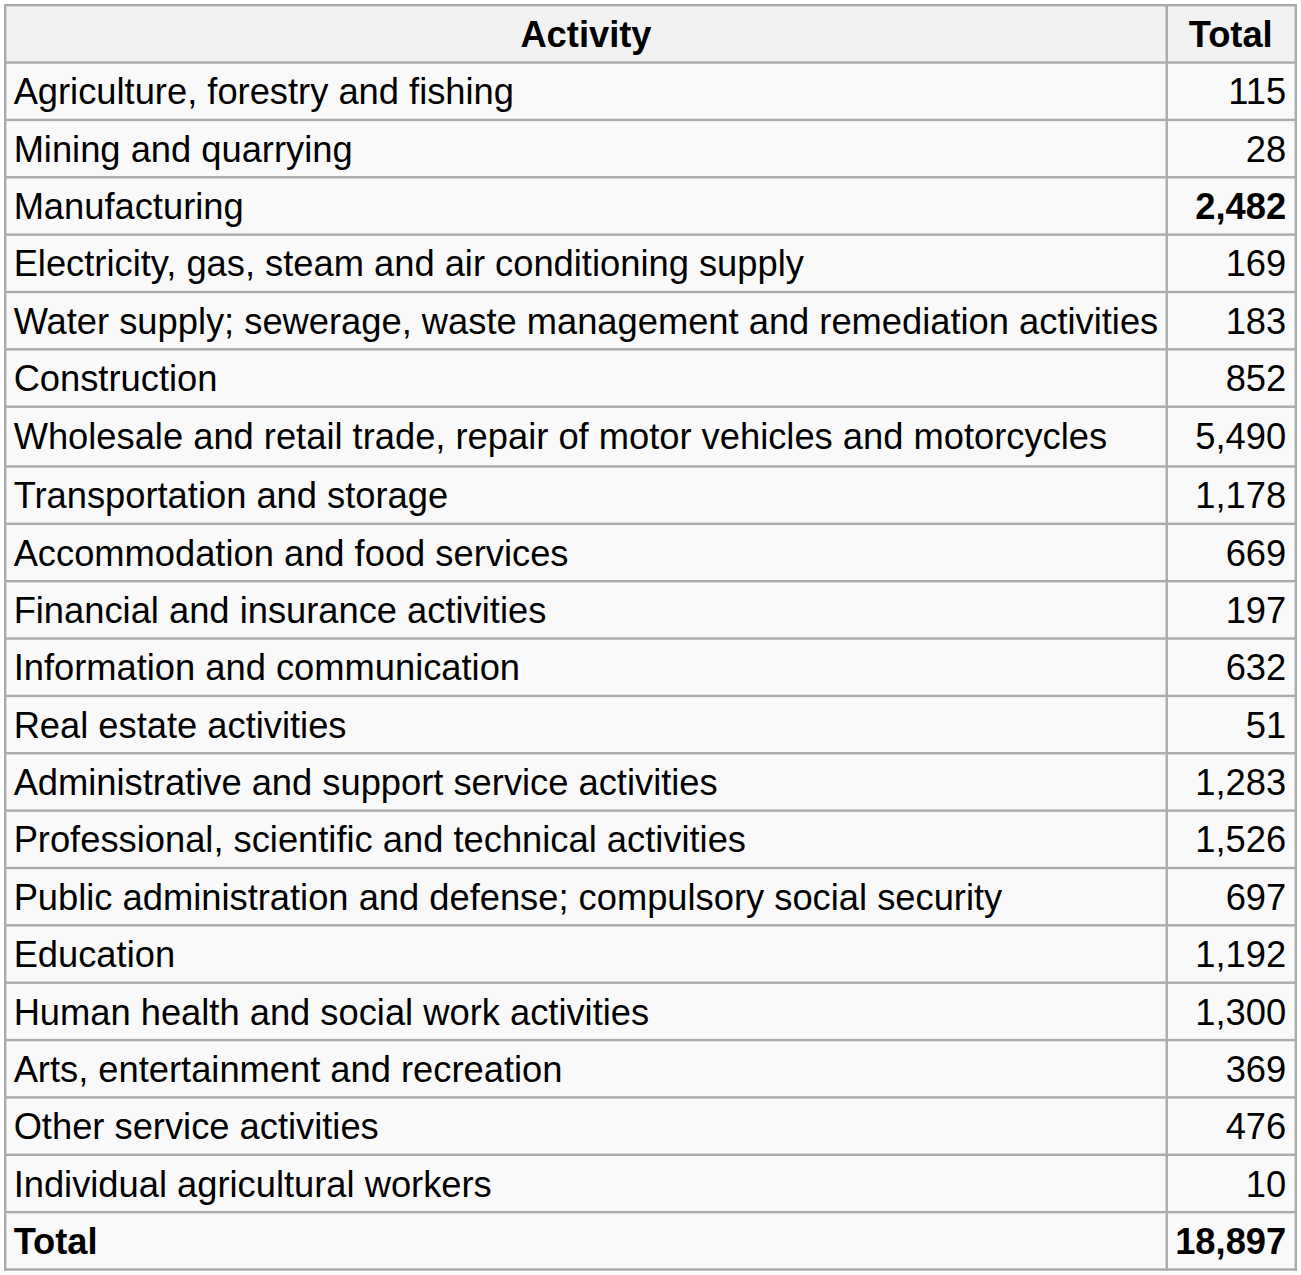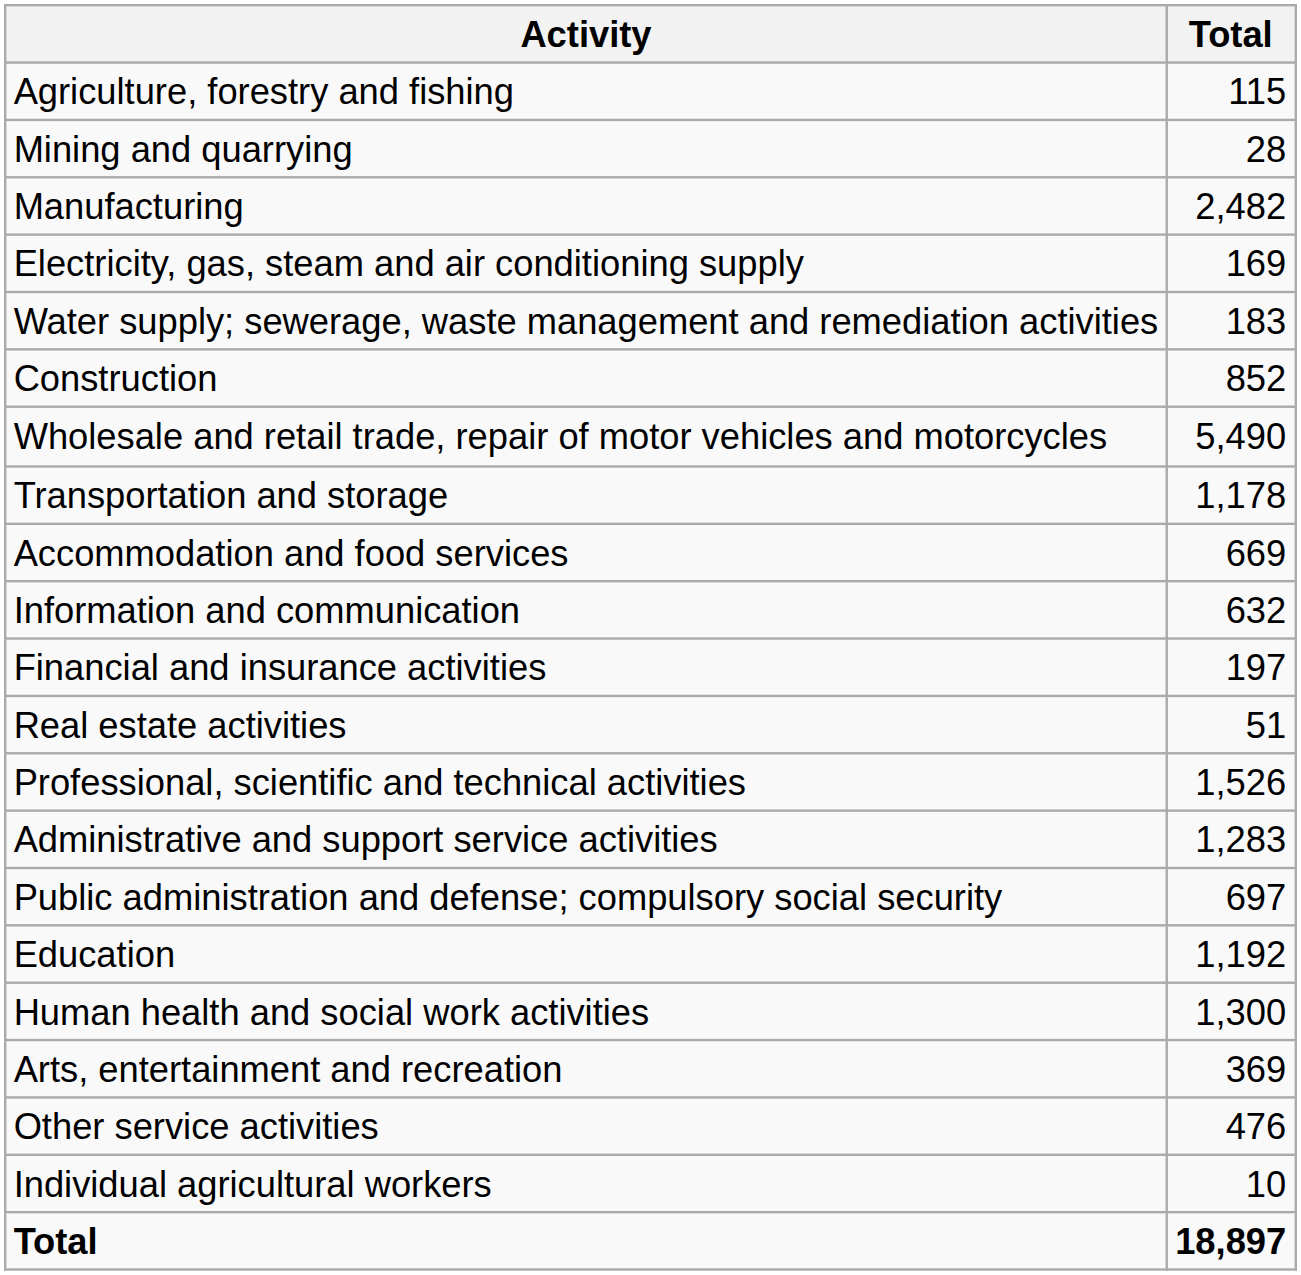(1241, 207) bold -> (1241, 207) normal
rows swapped: (267, 667) <-> (280, 609)
rows swapped: (380, 839) <-> (366, 782)
